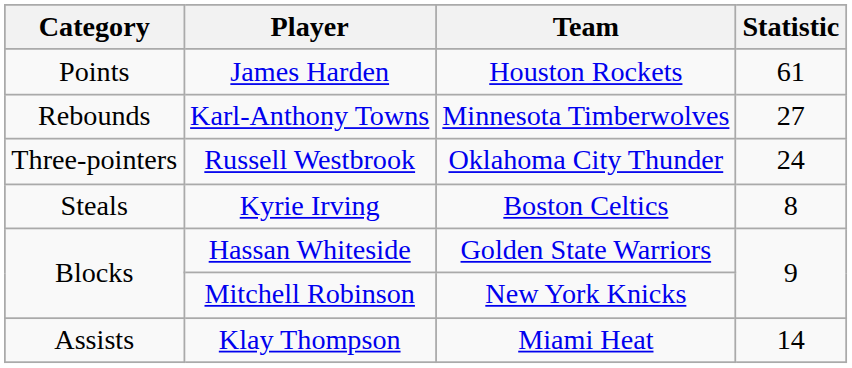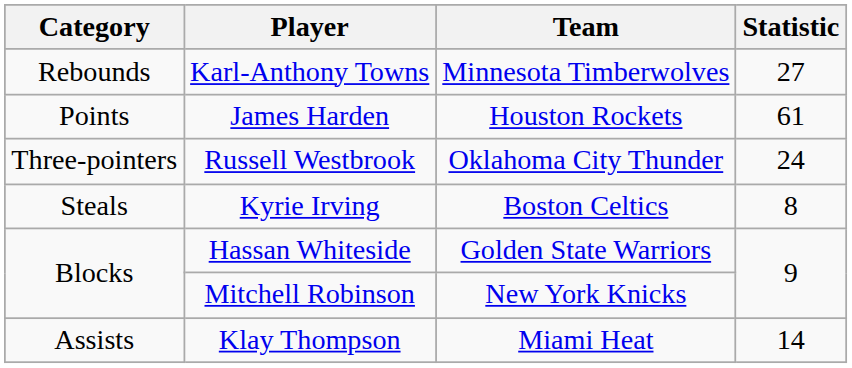rows swapped: (310, 71) <-> (310, 116)
